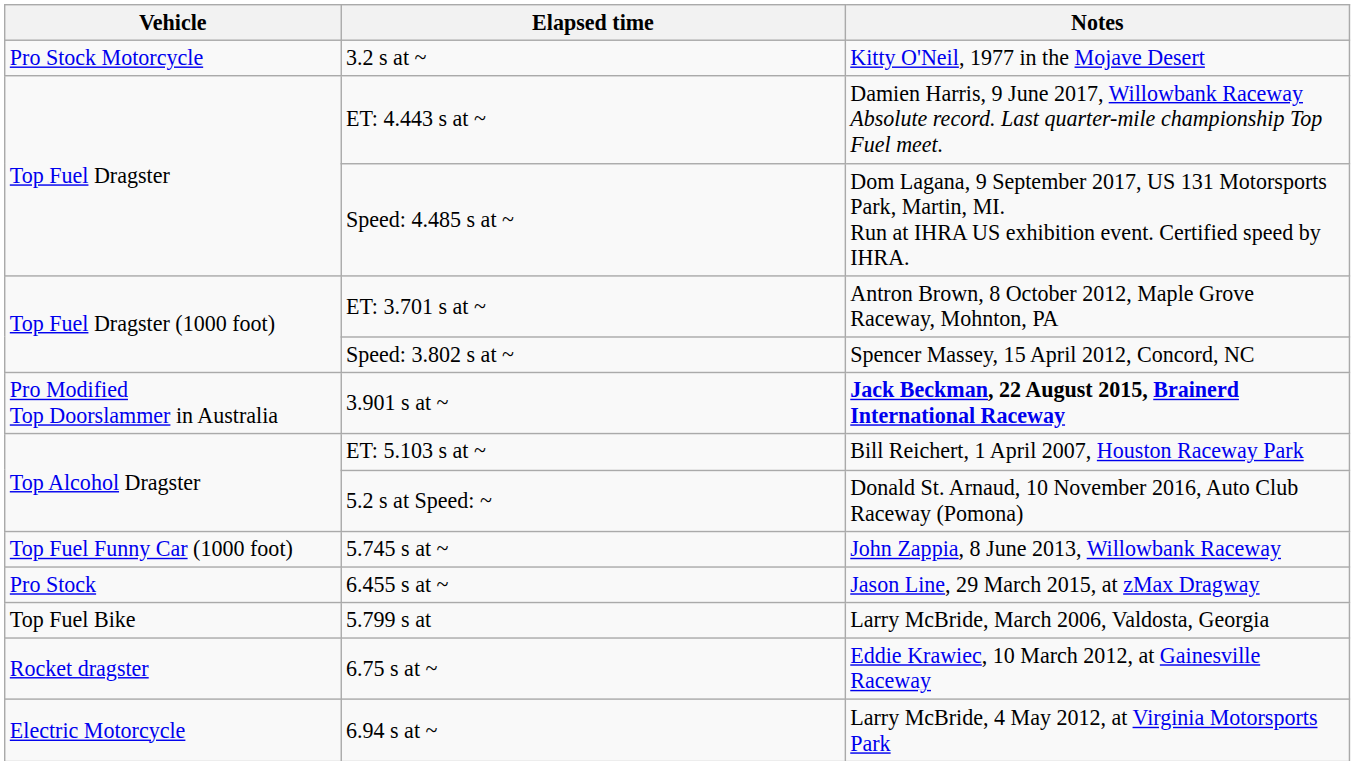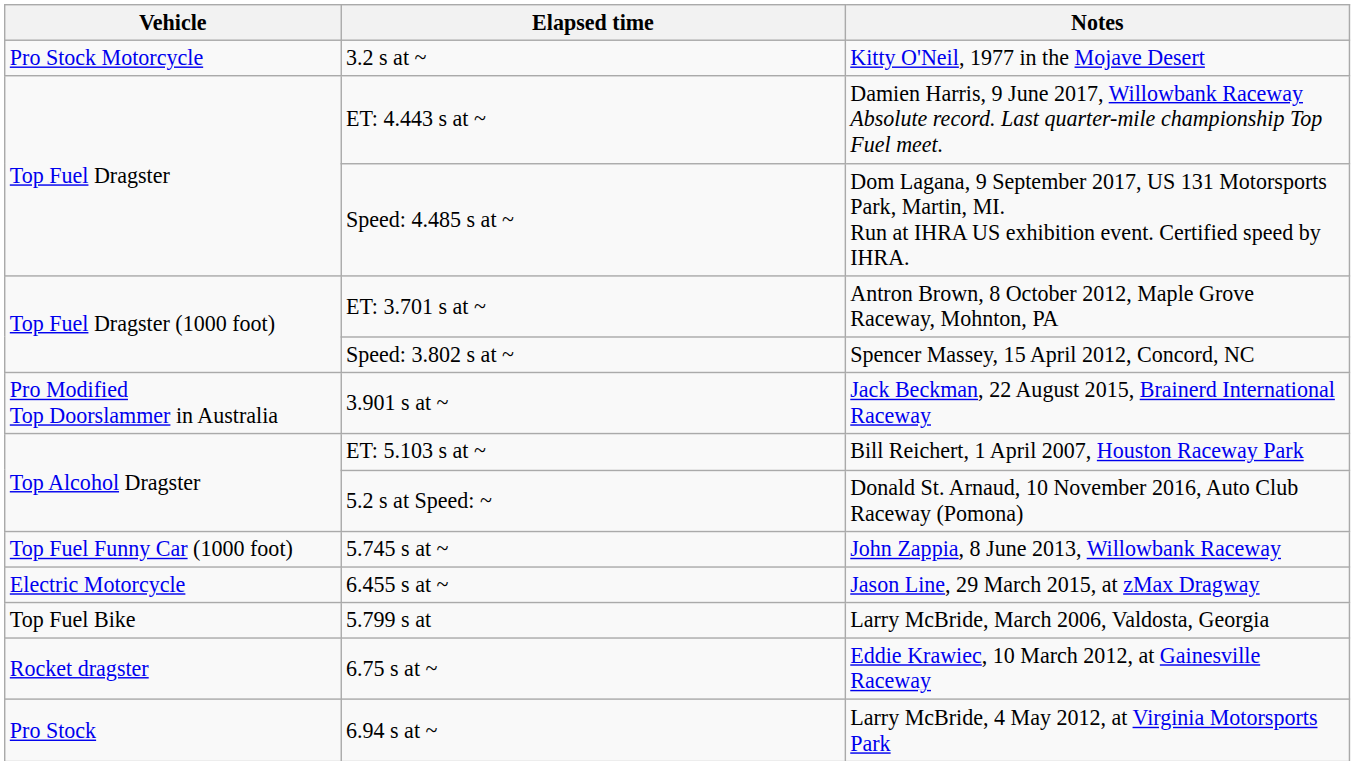(1045, 402) bold -> (1093, 402) normal
(53, 584) Pro Stock -> (98, 584) Electric Motorcycle
(98, 729) Electric Motorcycle -> (53, 729) Pro Stock
